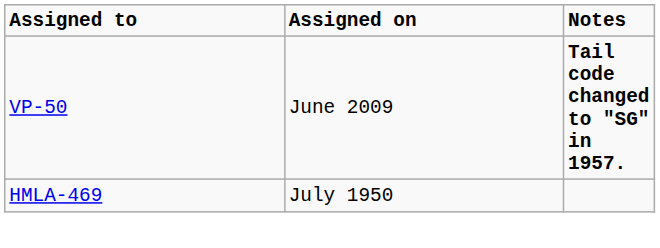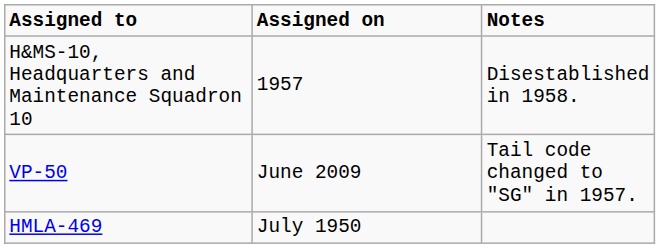+ row: (126, 86)
(609, 108) bold -> (562, 173) normal
